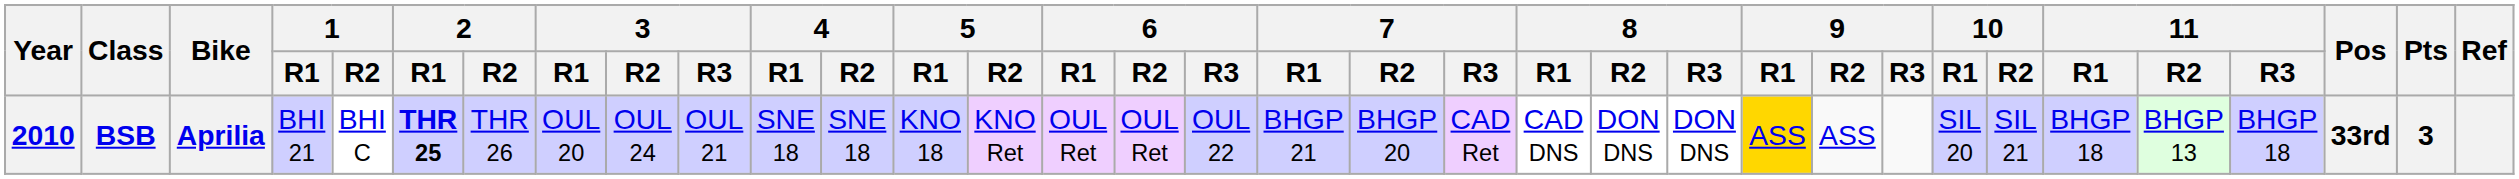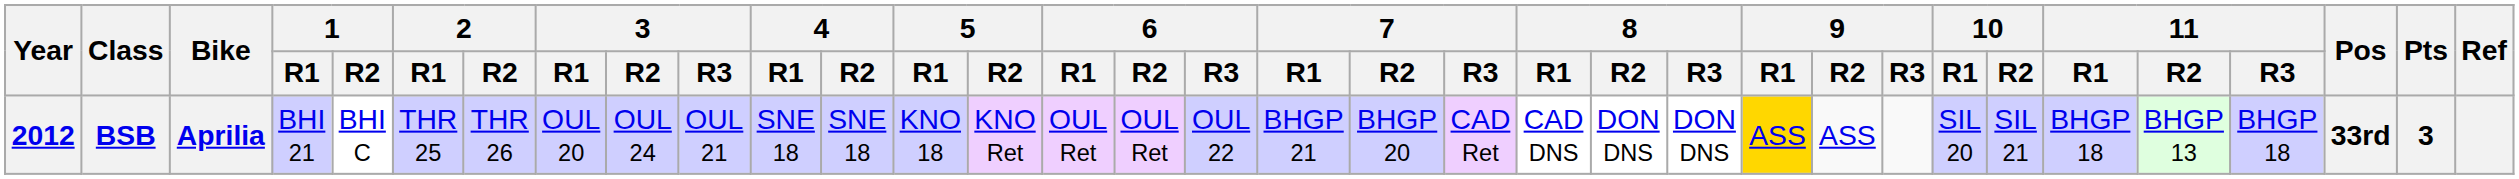(43, 135) 2010 -> (43, 135) 2012
(428, 135) bold -> (428, 134) normal
